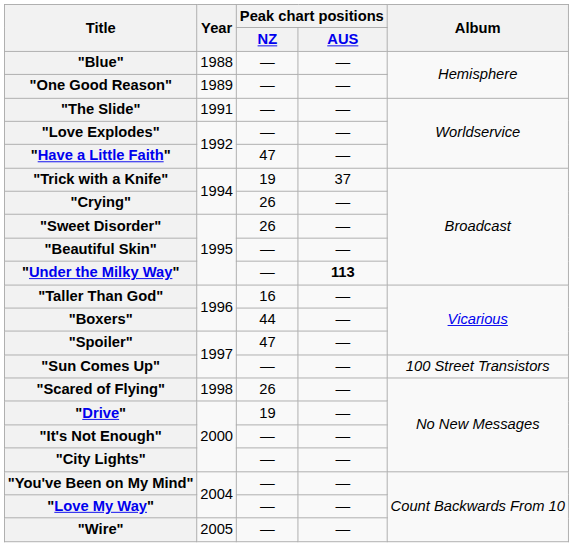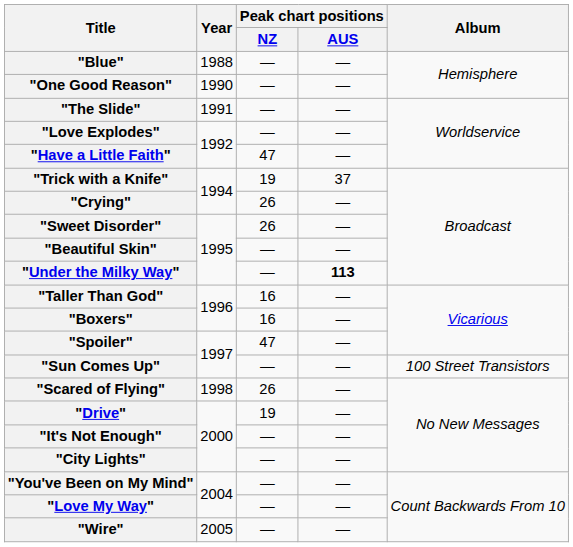(217, 86) 1989 -> (217, 86) 1990
(267, 319) 44 -> (267, 319) 16
